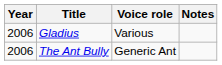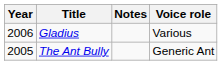columns swapped: (145, 14) <-> (198, 14)
(20, 51) 2006 -> (20, 51) 2005
